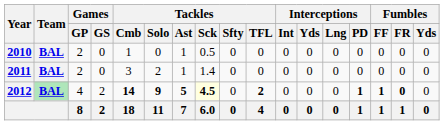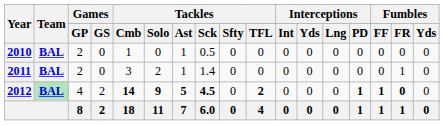(402, 71) 0 -> (402, 71) 1
(207, 91) lightyellow background -> (207, 91) no background
